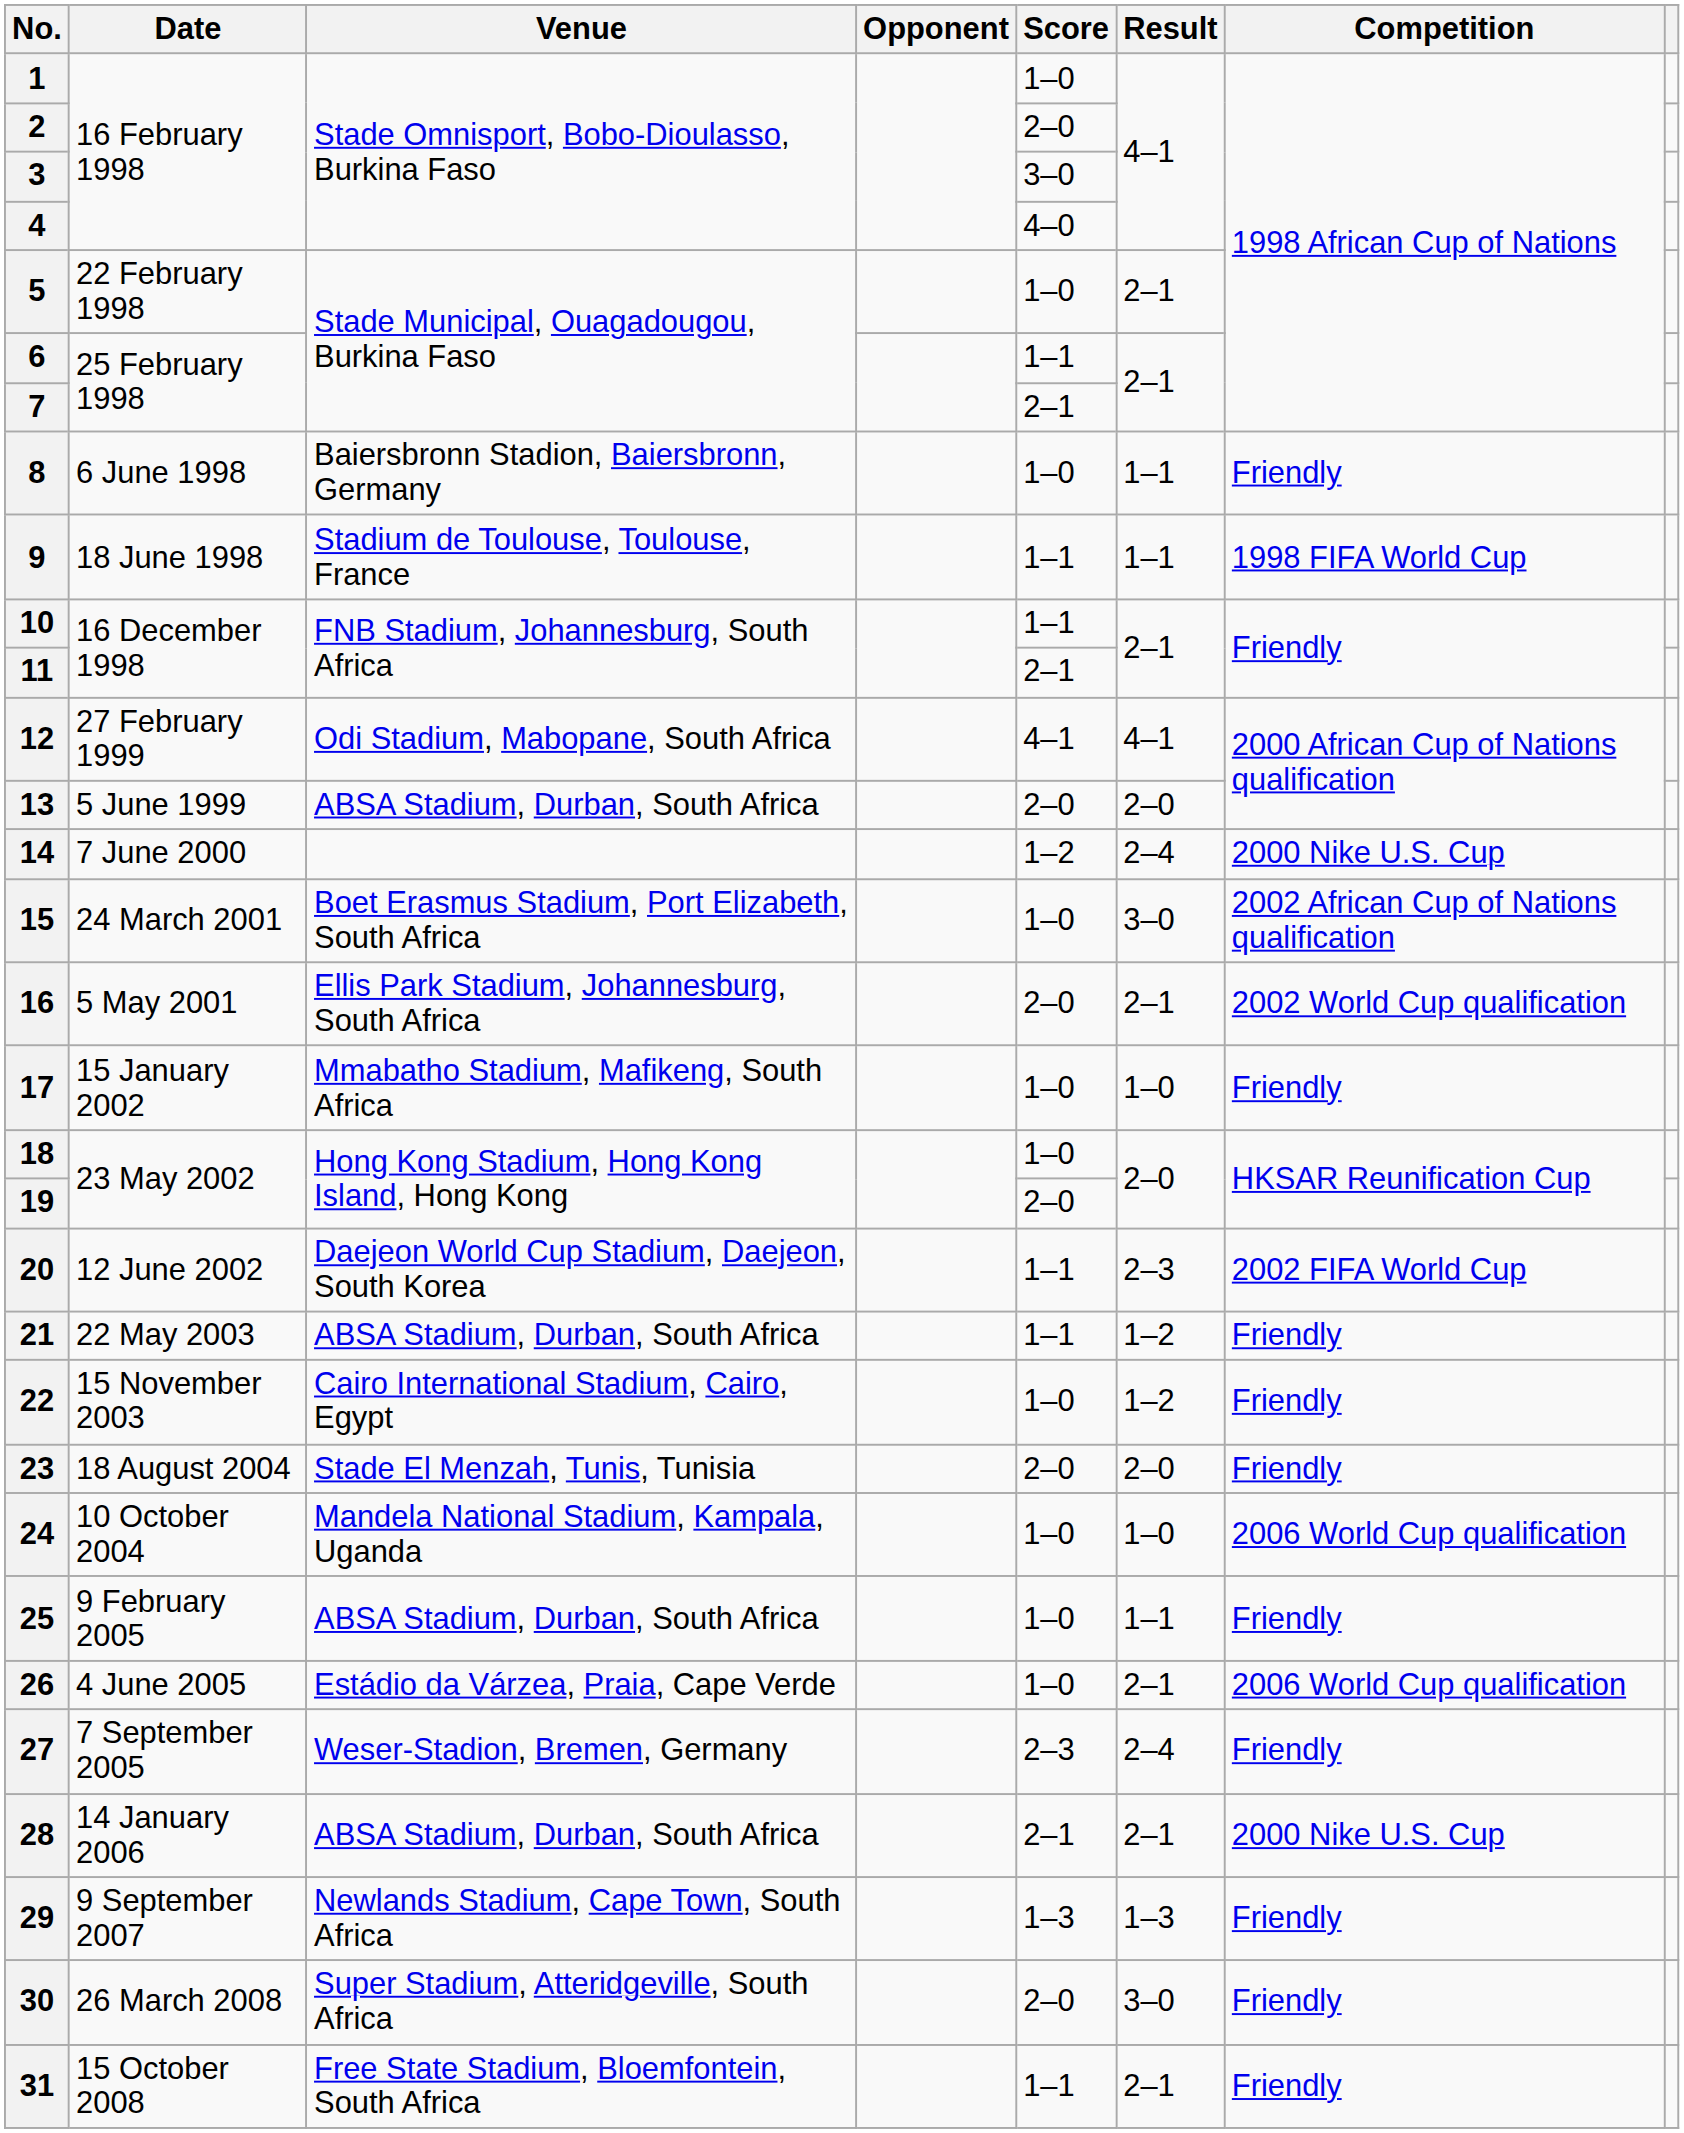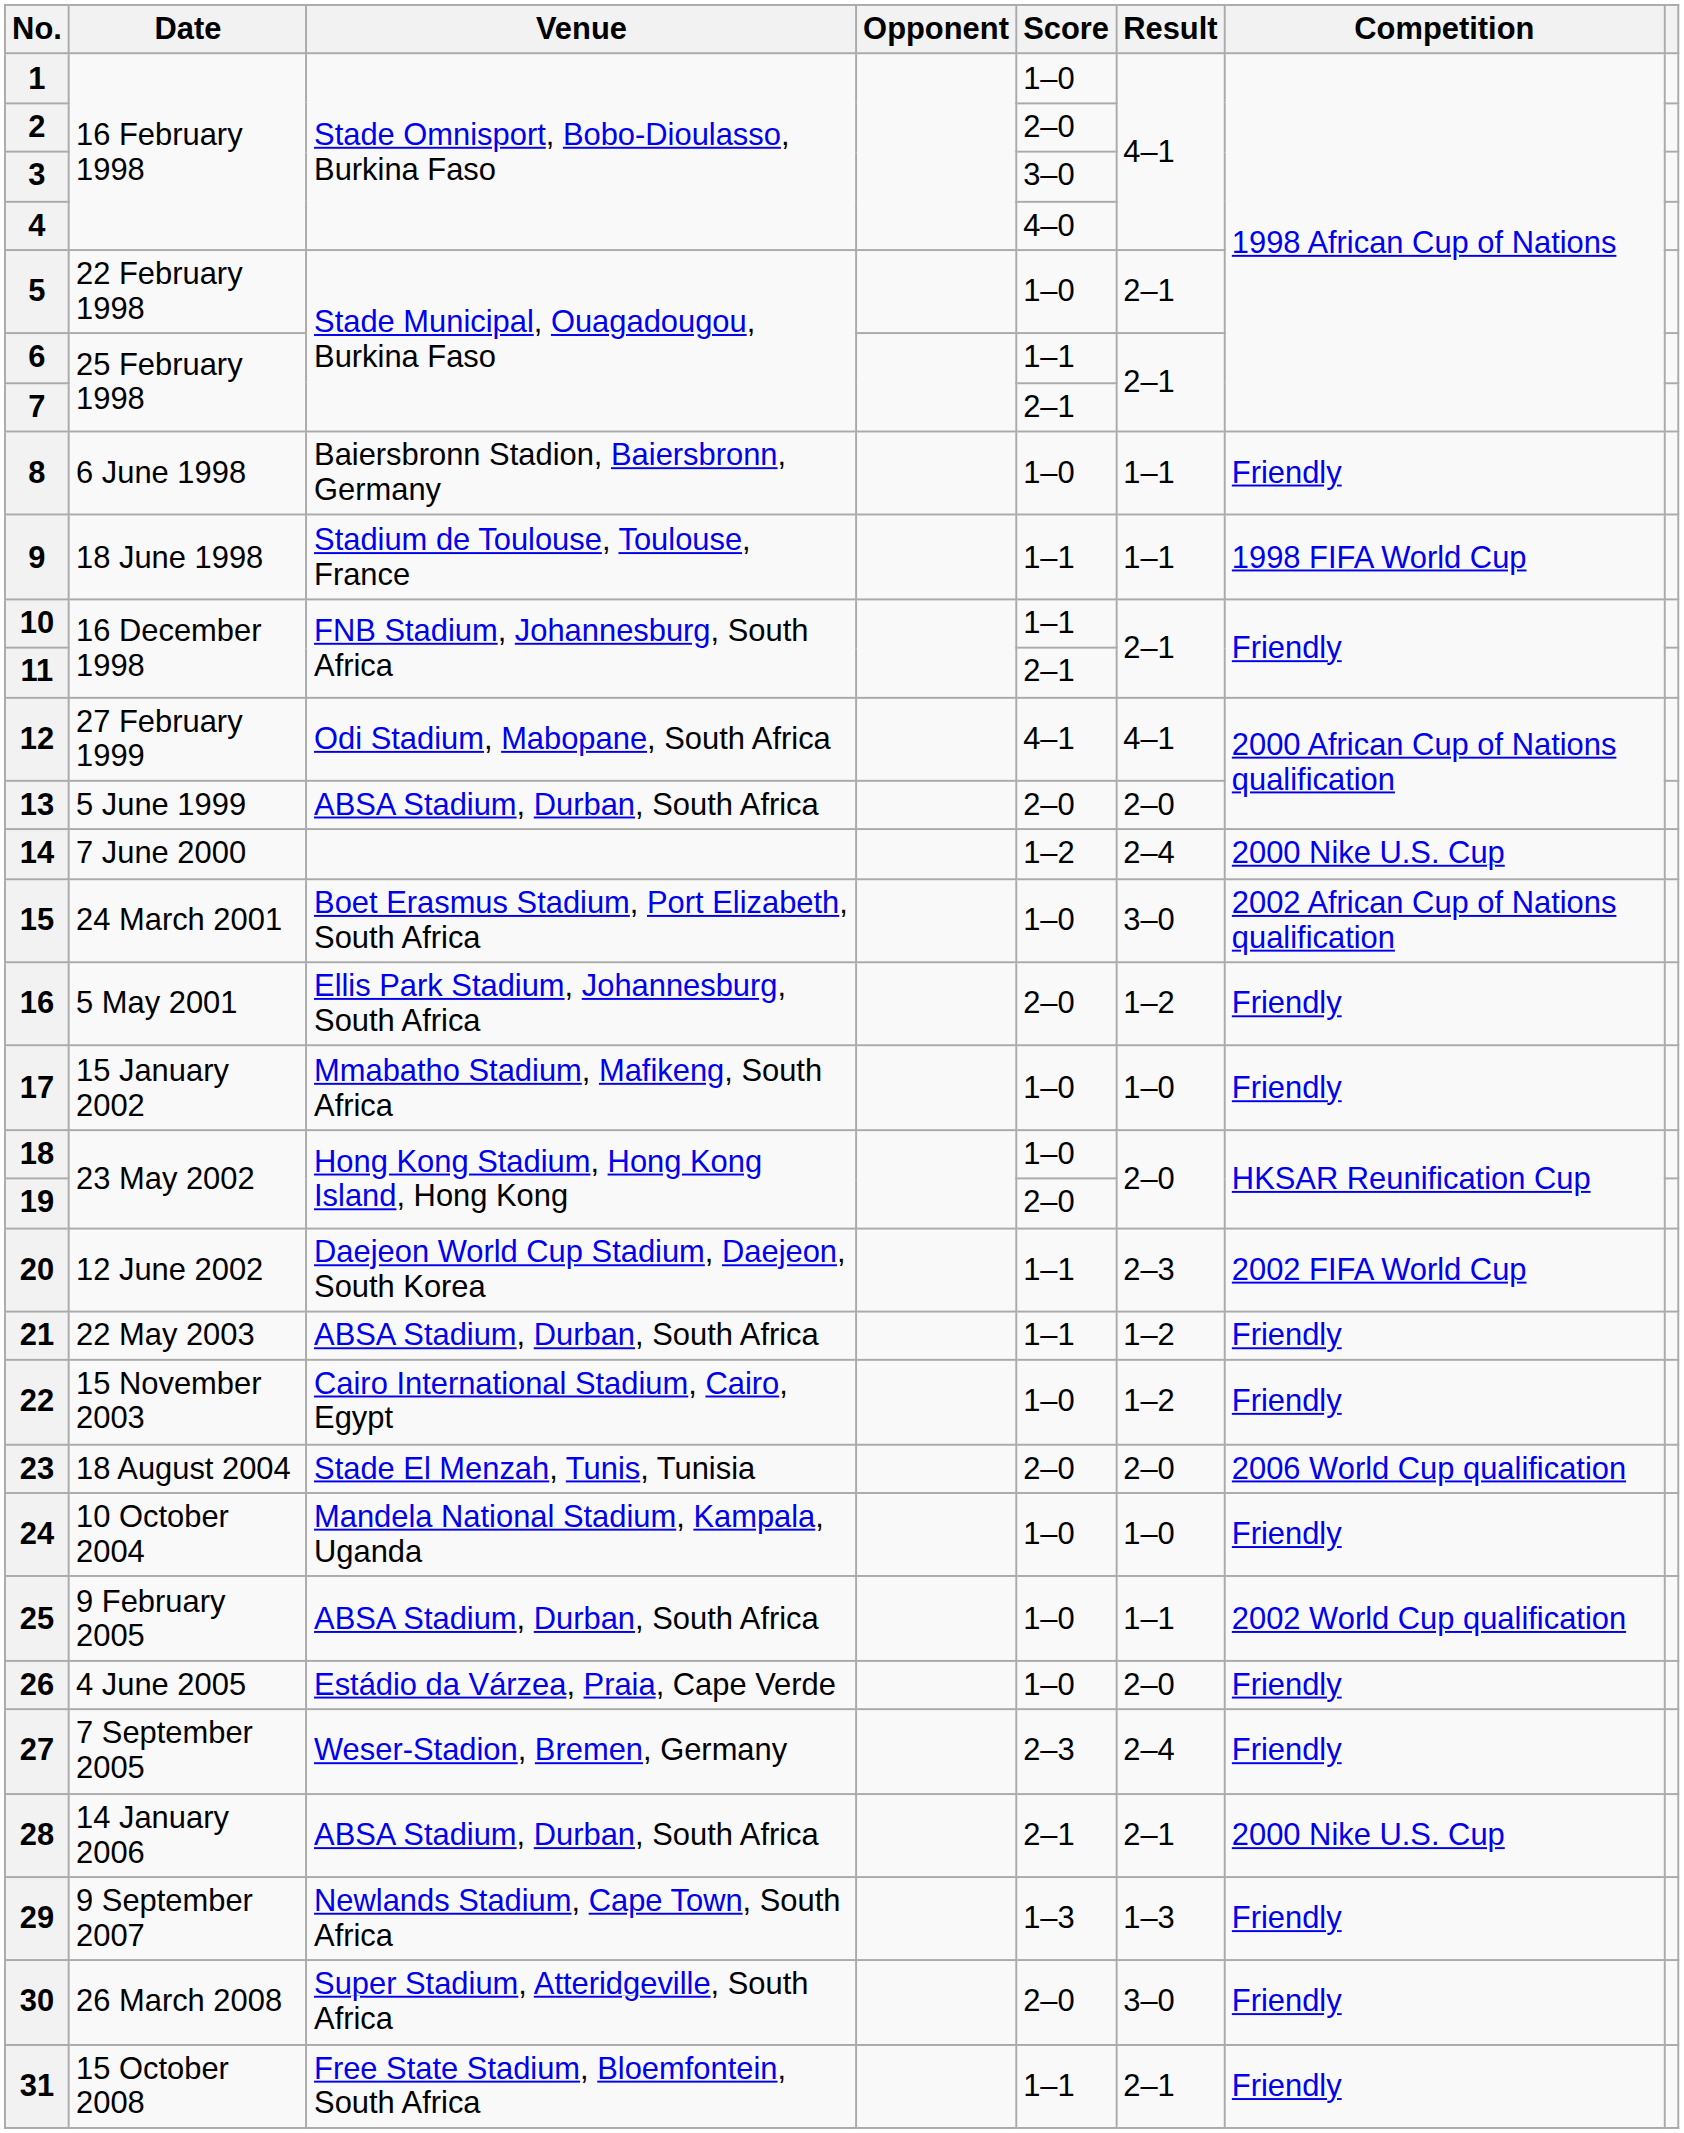(1149, 1003) 2–1 -> (1149, 1003) 1–2
(1429, 1003) 2002 World Cup qualification -> (1287, 1003) Friendly
(1287, 1468) Friendly -> (1429, 1468) 2006 World Cup qualification
(1429, 1534) 2006 World Cup qualification -> (1287, 1534) Friendly
(1287, 1618) Friendly -> (1429, 1618) 2002 World Cup qualification
(1149, 1684) 2–1 -> (1149, 1684) 2–0
(1429, 1684) 2006 World Cup qualification -> (1287, 1684) Friendly
